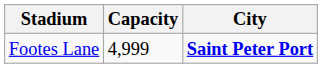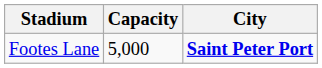(128, 48) 4,999 -> (128, 48) 5,000
